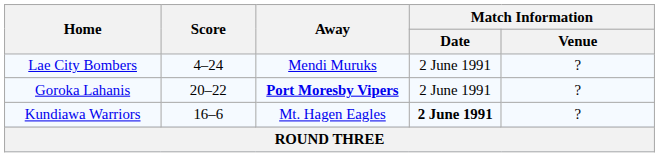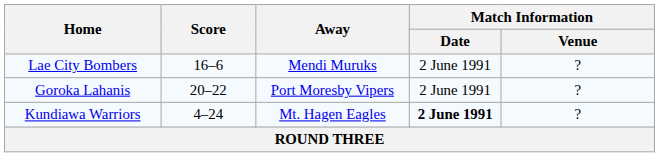(208, 66) 4–24 -> (208, 66) 16–6
(332, 90) bold -> (332, 90) normal
(208, 114) 16–6 -> (208, 114) 4–24
